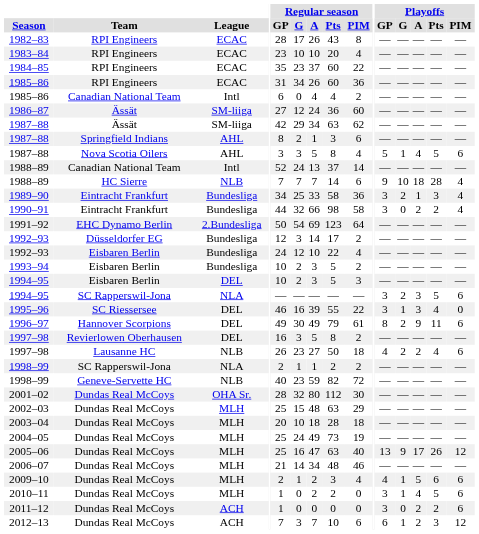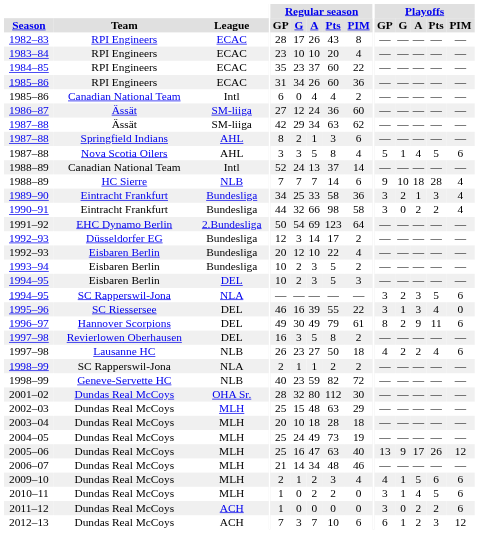(281, 252) 24 -> (281, 252) 20
